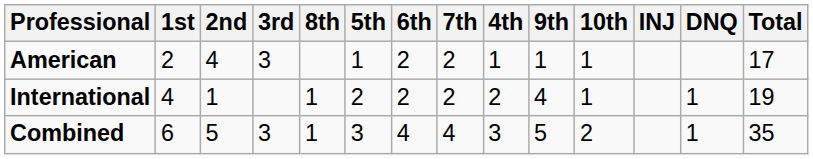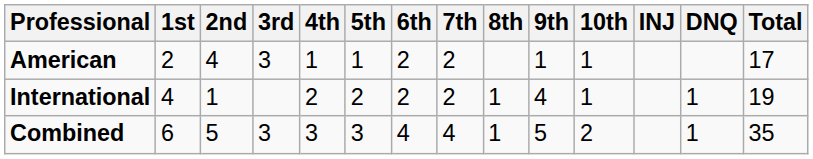columns swapped: (506, 23) <-> (323, 23)
